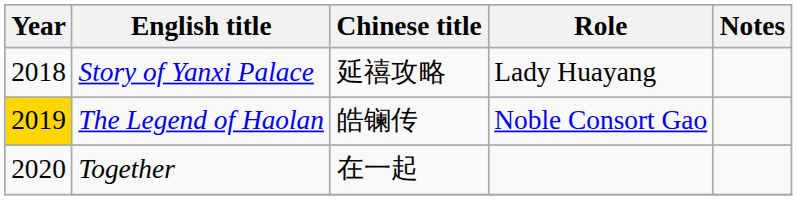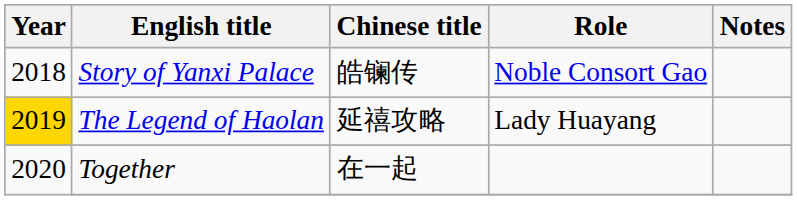(391, 71) 延禧攻略 -> (378, 71) 皓镧传
(575, 72) Lady Huayang -> (601, 72) Noble Consort Gao
(378, 119) 皓镧传 -> (391, 119) 延禧攻略
(601, 120) Noble Consort Gao -> (575, 120) Lady Huayang
